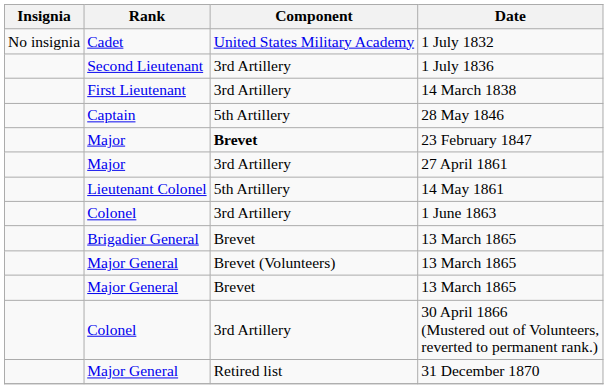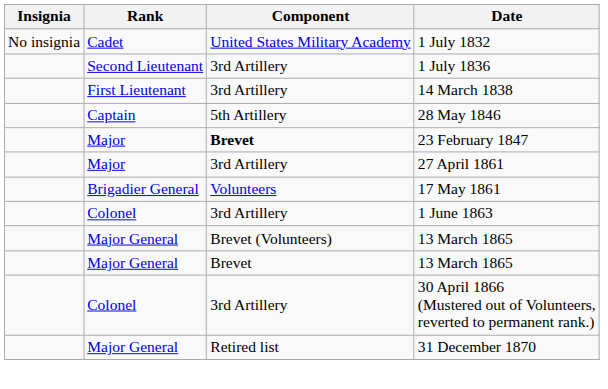- row: (147, 189)
+ row: (143, 189)
- row: (143, 238)
